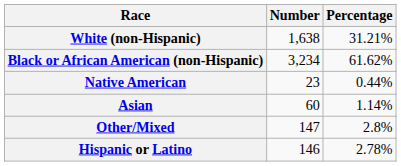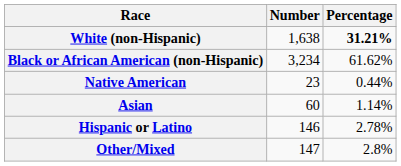(371, 37) normal -> (370, 37) bold
rows swapped: (135, 127) <-> (135, 149)
